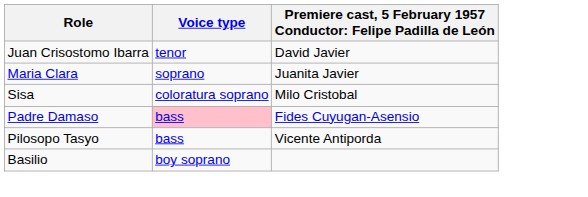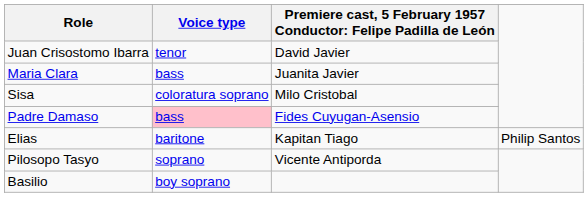(180, 73) soprano -> (170, 73) bass
+ row: (22, 138)
(170, 138) bass -> (180, 159) soprano
